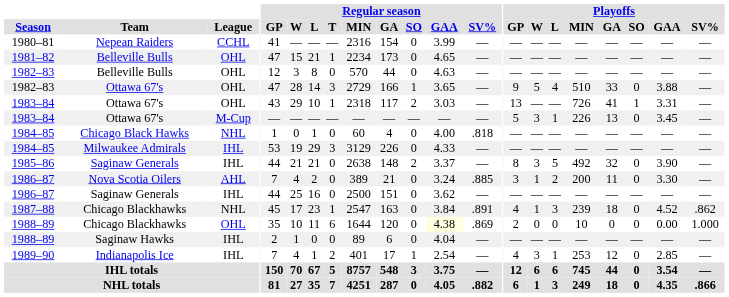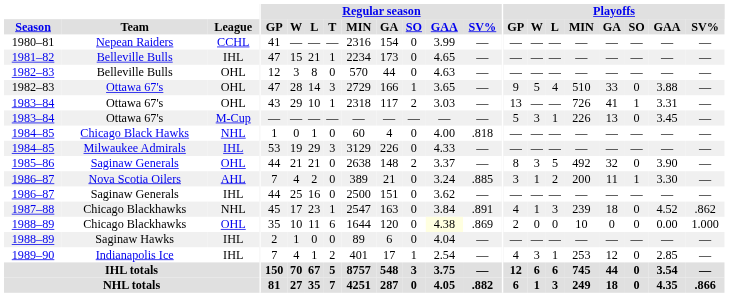(233, 57) OHL -> (233, 57) IHL
(233, 163) IHL -> (233, 163) OHL
(637, 178) 0 -> (637, 178) 1
